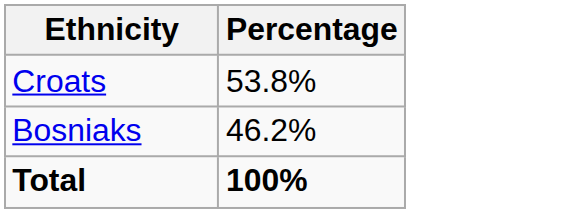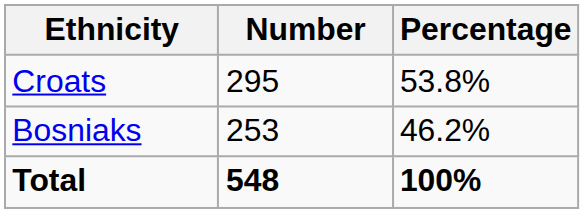+ column: (306, 29)
